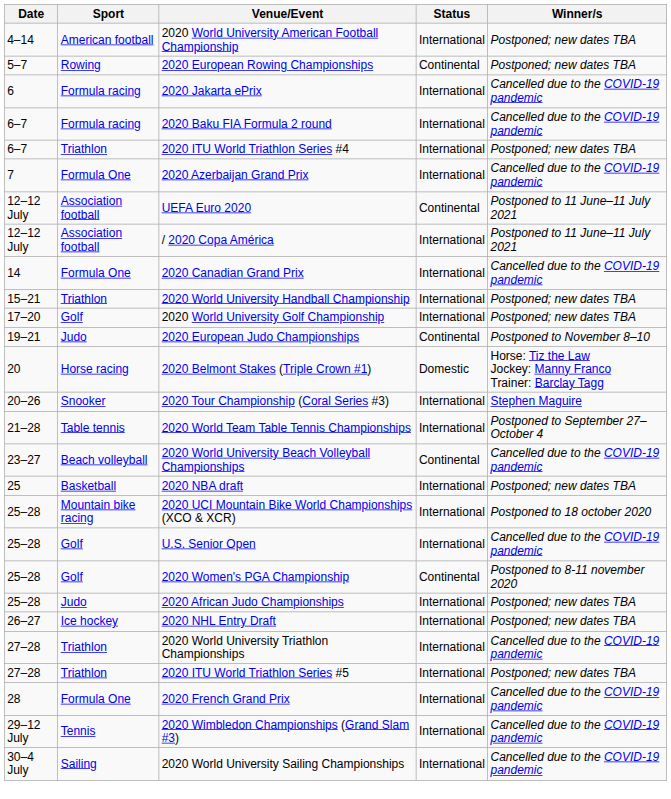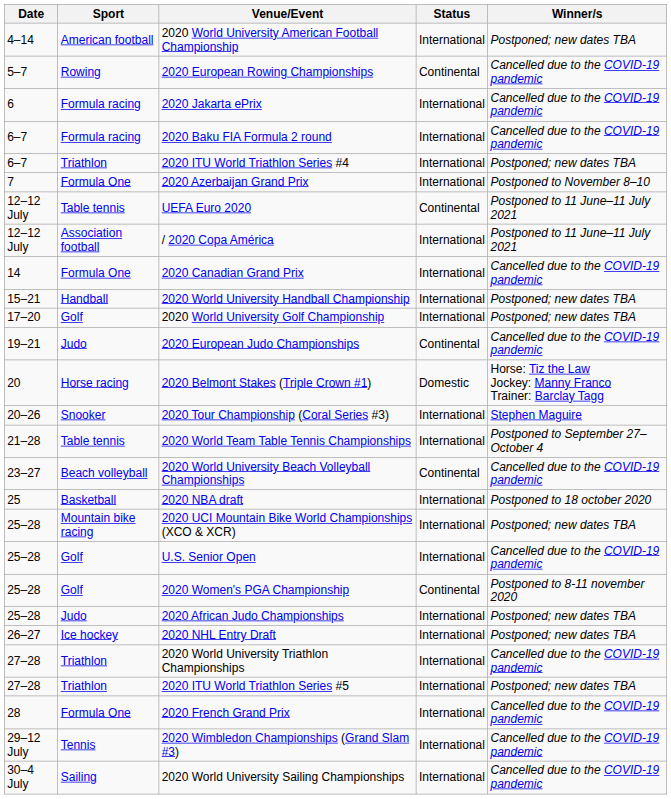(563, 65) Postponed; new dates TBA -> (575, 72) Cancelled due to the COVID-19 pandemic
(575, 175) Cancelled due to the COVID-19 pandemic -> (570, 182) Postponed to November 8–10
(91, 207) Association football -> (93, 207) Table tennis
(84, 298) Triathlon -> (84, 298) Handball
(570, 336) Postponed to November 8–10 -> (575, 343) Cancelled due to the COVID-19 pandemic
(563, 486) Postponed; new dates TBA -> (571, 499) Postponed to 18 october 2020
(571, 511) Postponed to 18 october 2020 -> (563, 525) Postponed; new dates TBA
